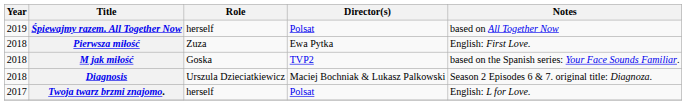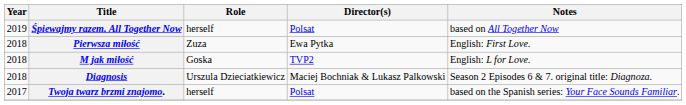(565, 60) based on the Spanish series: Your Face Sounds Familiar. -> (490, 60) English: L for Love.
(490, 92) English: L for Love. -> (565, 92) based on the Spanish series: Your Face Sounds Familiar.
